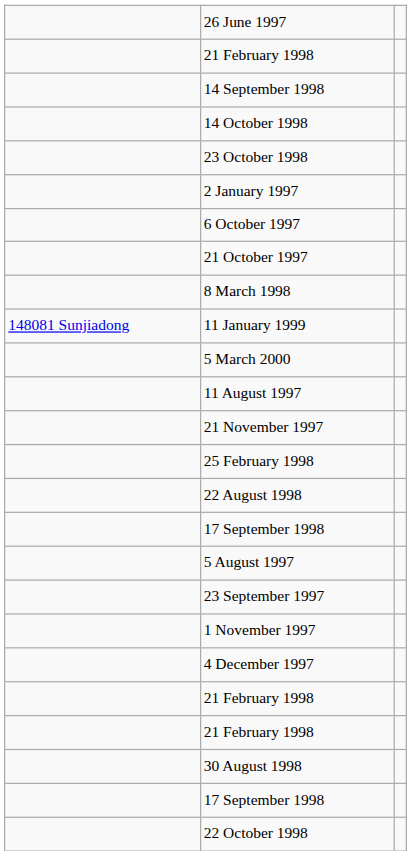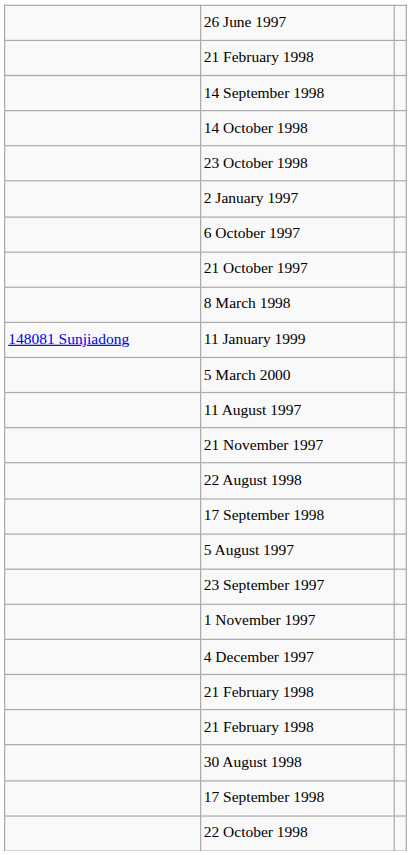- row: (102, 462)
